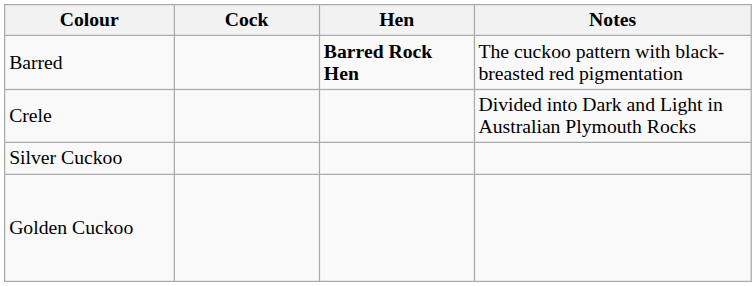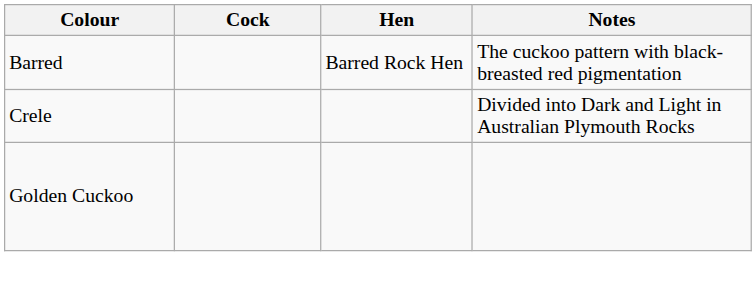(378, 62) bold -> (394, 62) normal
- row: (66, 158)
